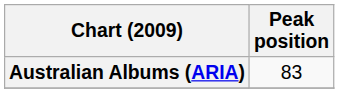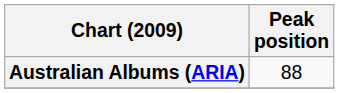(292, 72) 83 -> (292, 72) 88
